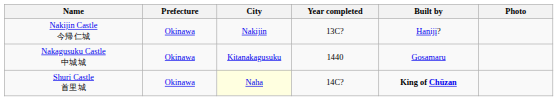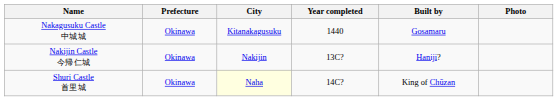rows swapped: (73, 31) <-> (73, 56)
(429, 82) bold -> (429, 82) normal
